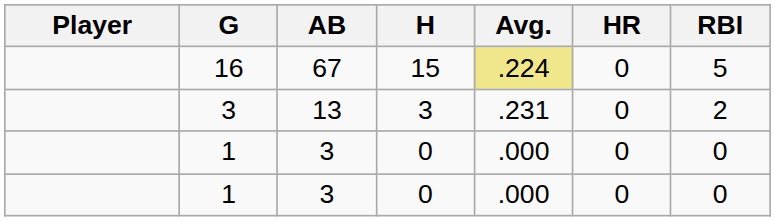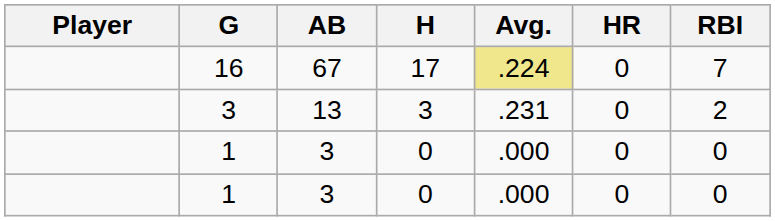(425, 67) 15 -> (425, 67) 17
(720, 67) 5 -> (720, 67) 7
